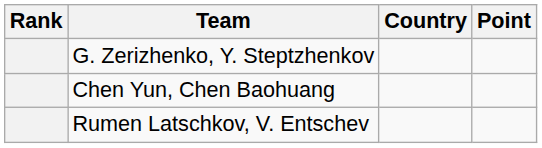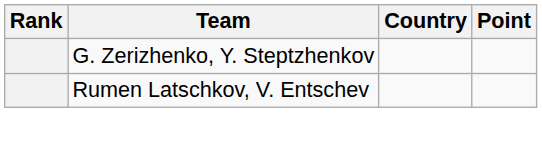- row: (204, 90)
